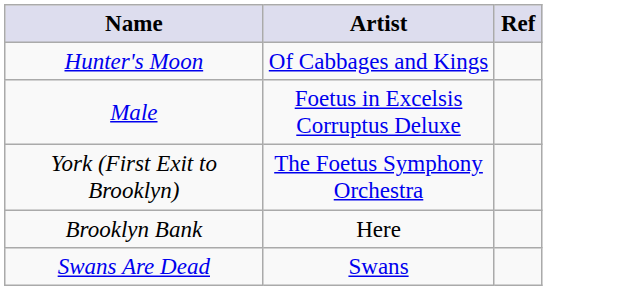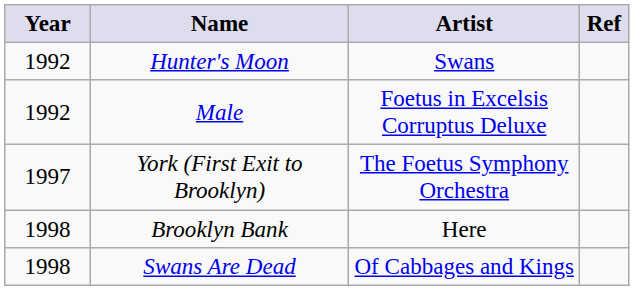+ column: (48, 23)
(379, 61) Of Cabbages and Kings -> (464, 61) Swans
(379, 265) Swans -> (464, 265) Of Cabbages and Kings
